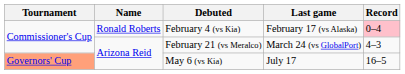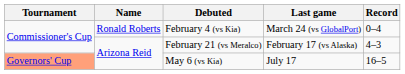(312, 28) February 17 (vs Alaska) -> (314, 28) March 24 (vs GlobalPort)
(374, 28) pink background -> (374, 28) no background
(314, 45) March 24 (vs GlobalPort) -> (312, 45) February 17 (vs Alaska)
